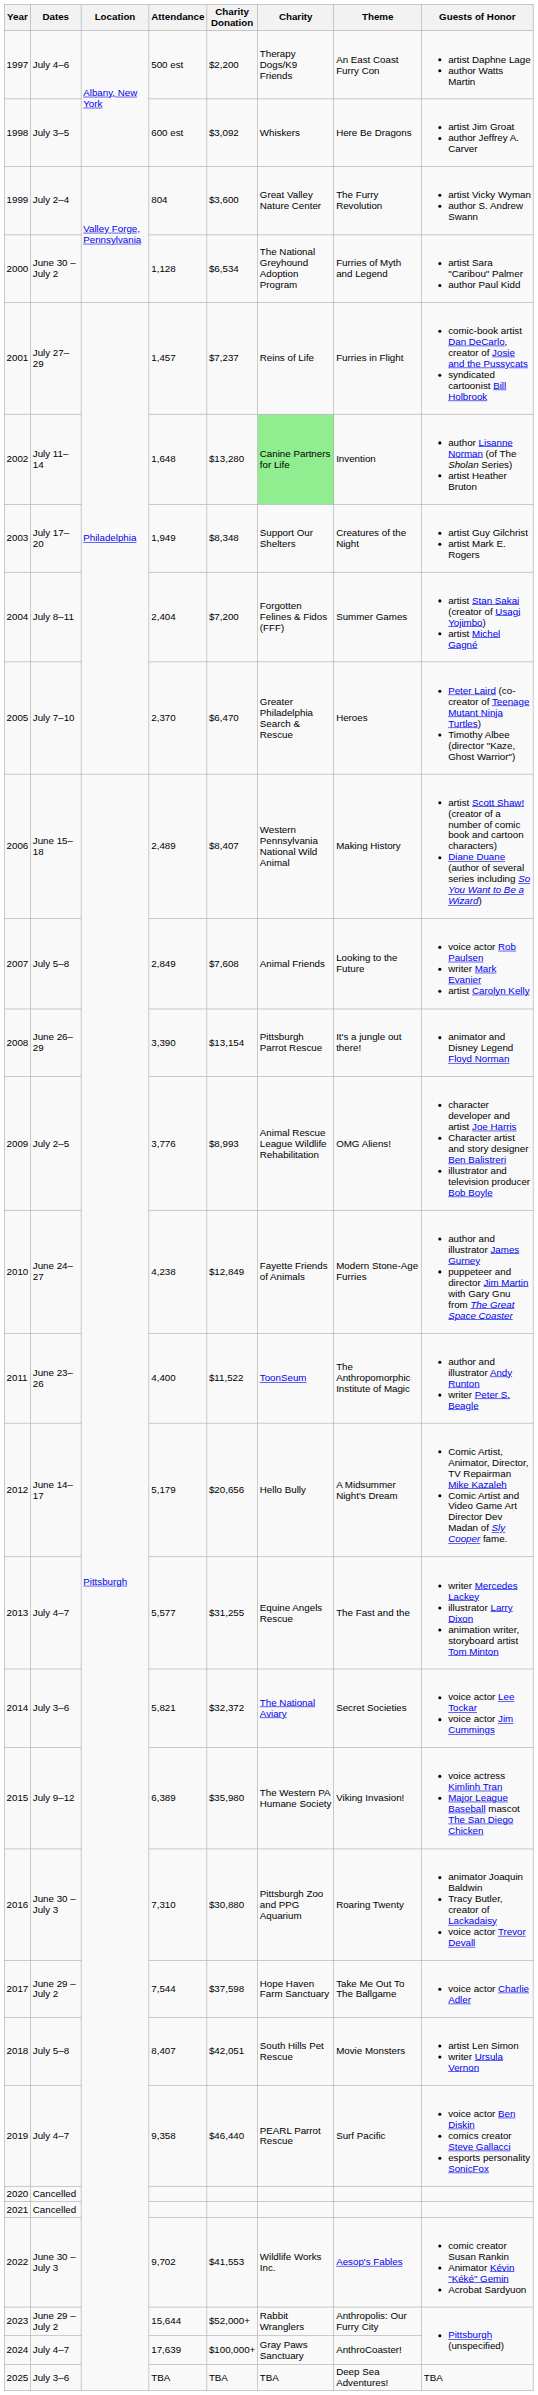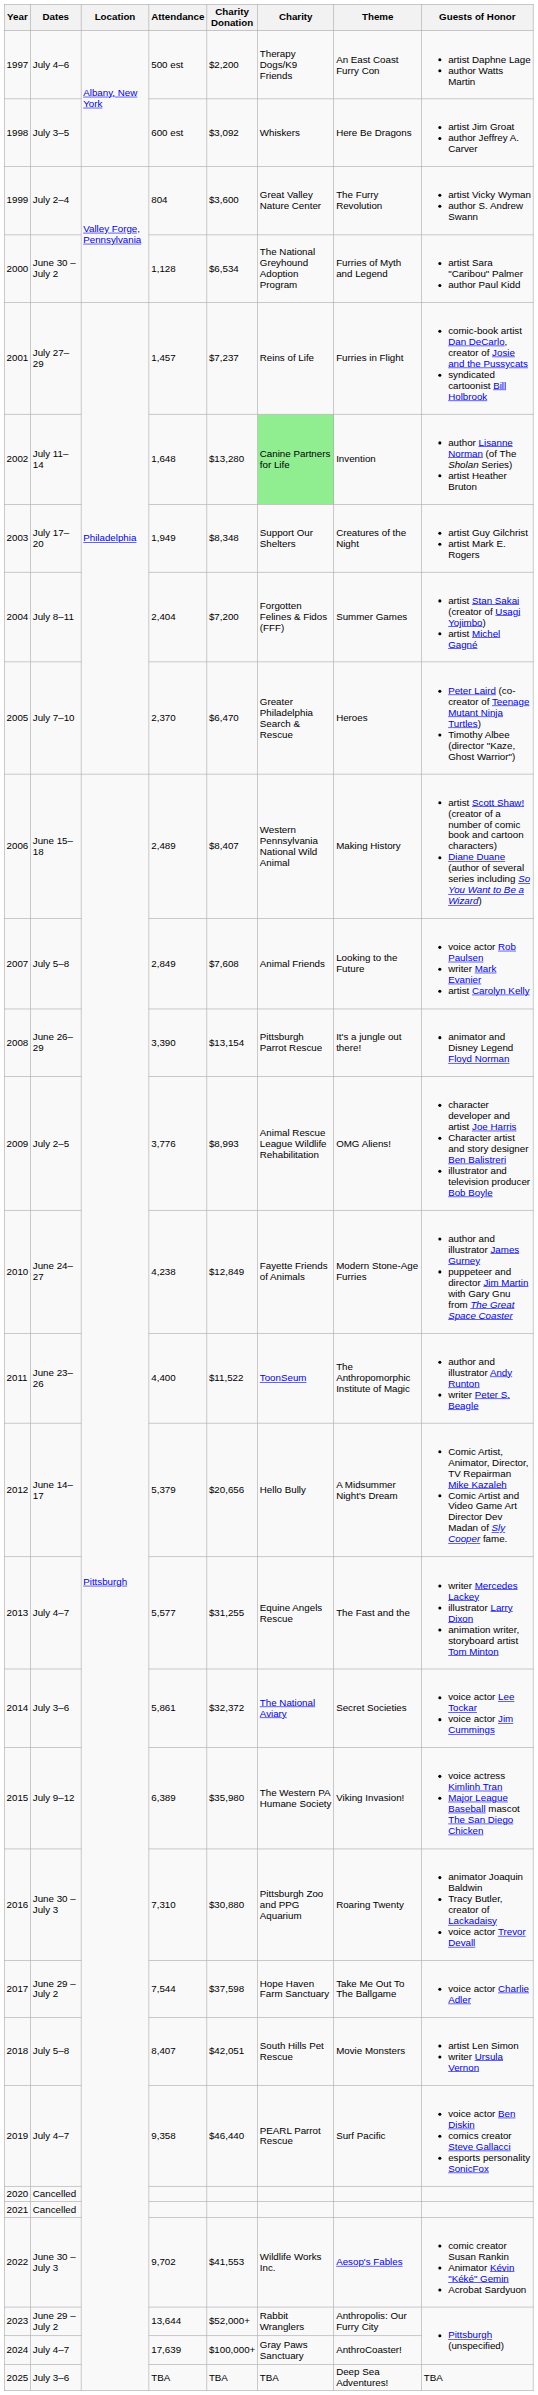(163, 1490) 5,179 -> (163, 1490) 5,379
(163, 1708) 5,821 -> (163, 1708) 5,861
(166, 2321) 15,644 -> (166, 2321) 13,644
